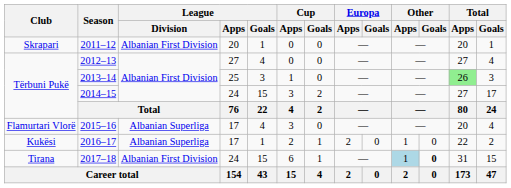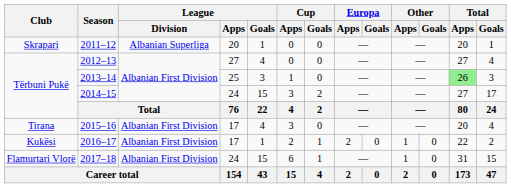(169, 45) Albanian First Division -> (169, 45) Albanian Superliga
(41, 126) Flamurtari Vlorë -> (41, 126) Tirana
(169, 126) Albanian Superliga -> (169, 126) Albanian First Division
(169, 142) Albanian Superliga -> (169, 142) Albanian First Division
(41, 158) Tirana -> (41, 158) Flamurtari Vlorë
(405, 158) lightblue background -> (405, 158) no background
(434, 158) bold -> (434, 158) normal
